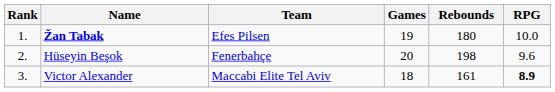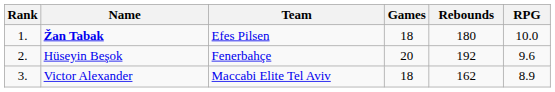(407, 35) 19 -> (407, 35) 18
(466, 55) 198 -> (466, 55) 192
(466, 76) 161 -> (466, 76) 162
(527, 76) bold -> (527, 76) normal
